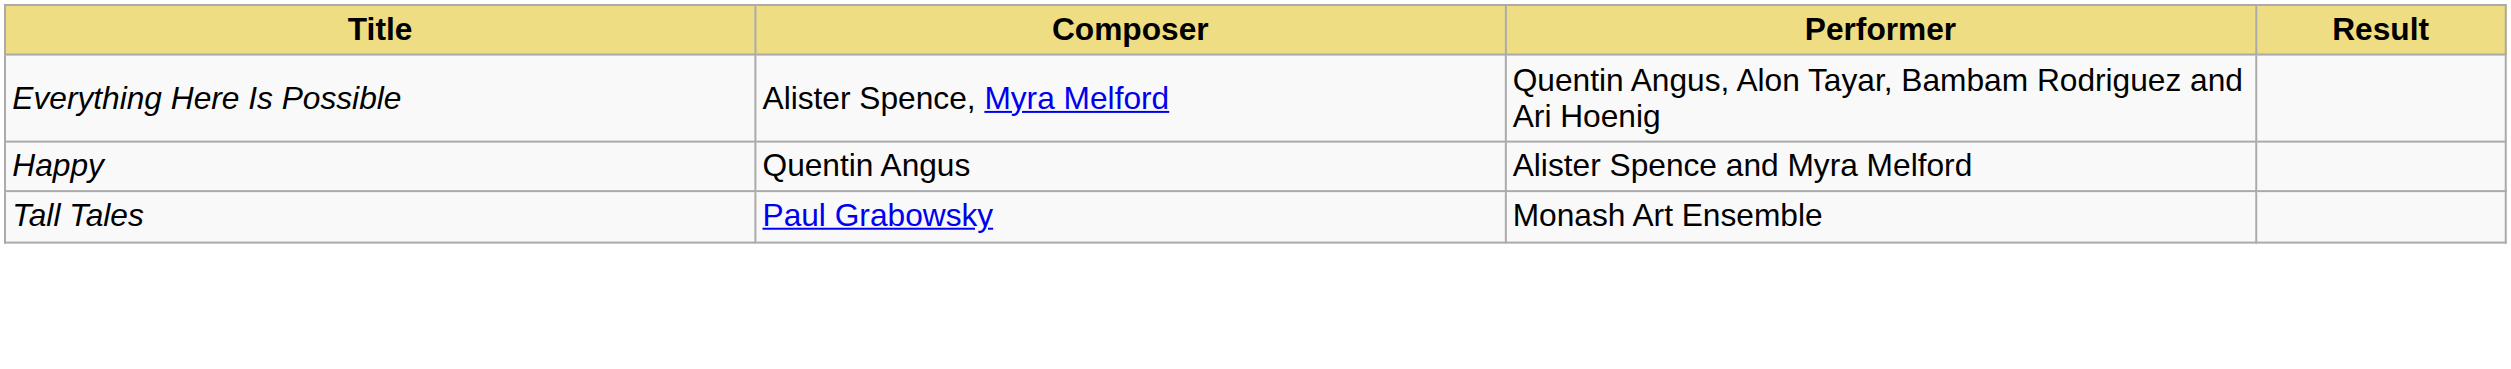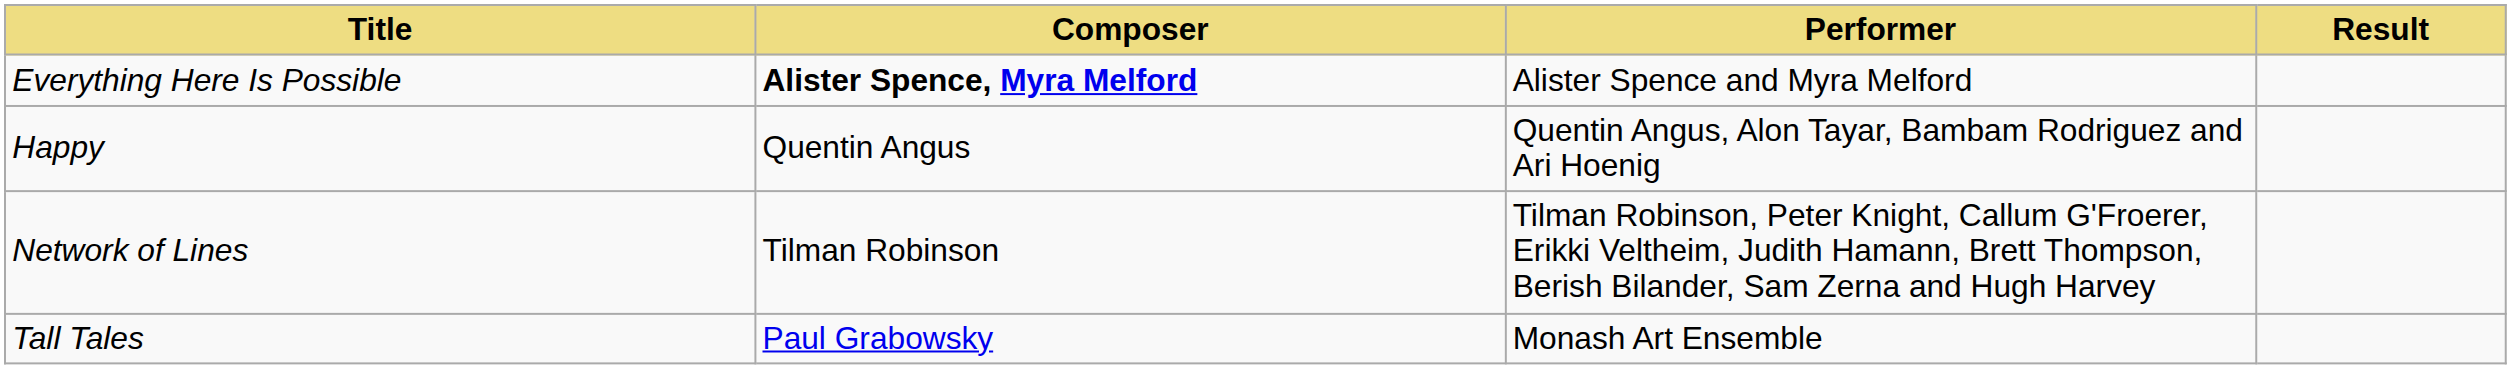(966, 97) normal -> (980, 79) bold
(1878, 97) Quentin Angus, Alon Tayar, Bambam Rodriguez and Ari Hoenig -> (1742, 79) Alister Spence and Myra Melford
(1742, 165) Alister Spence and Myra Melford -> (1878, 147) Quentin Angus, Alon Tayar, Bambam Rodriguez and Ari Hoenig
+ row: (130, 251)
